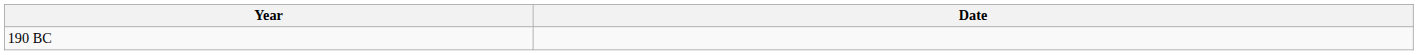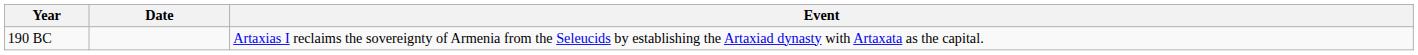+ column: (822, 15)
